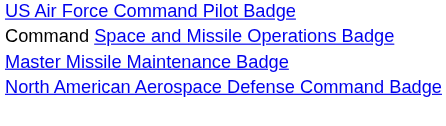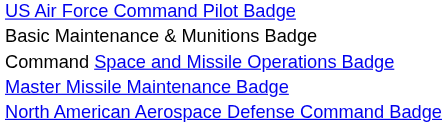+ row: (161, 36)
